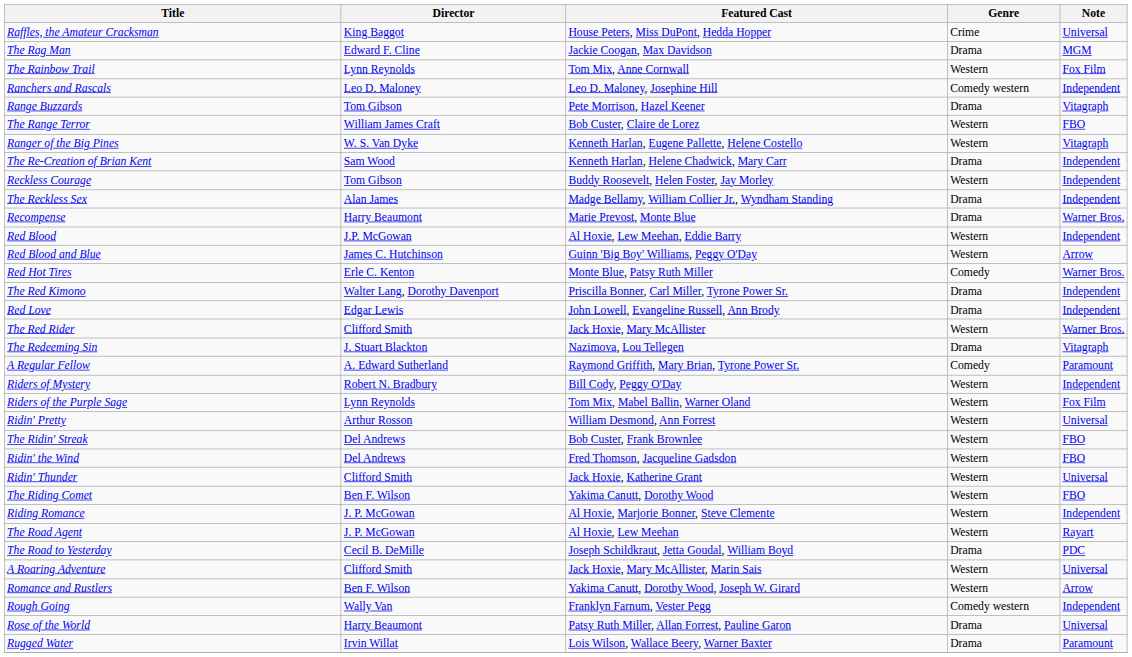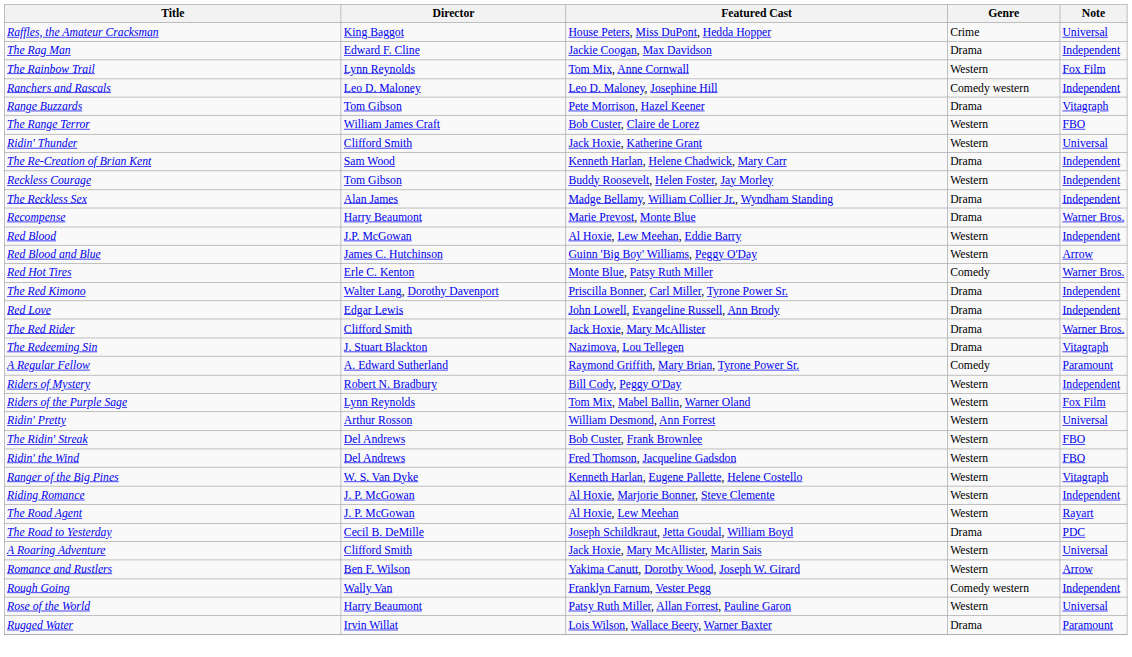(1077, 50) MGM -> (1091, 50) Independent
rows swapped: (63, 143) <-> (42, 476)
(969, 328) Western -> (966, 328) Drama
- row: (50, 495)
(966, 625) Drama -> (969, 606) Western
